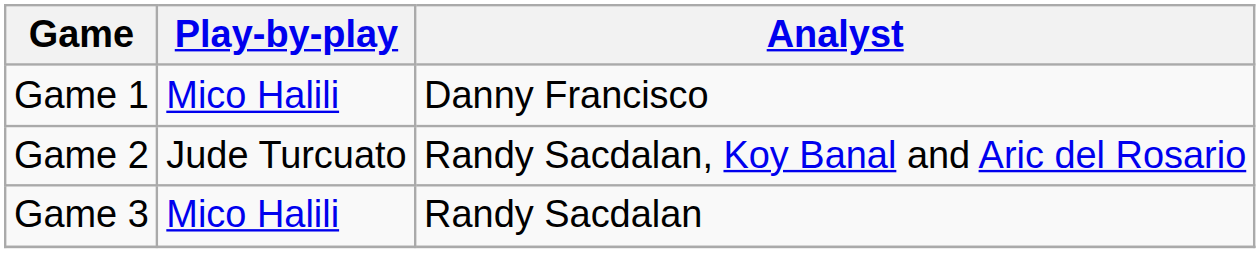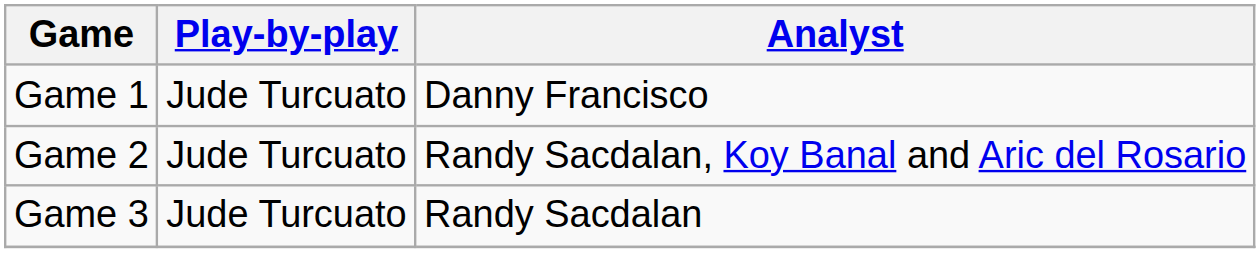(253, 94) Mico Halili -> (286, 94) Jude Turcuato
(253, 214) Mico Halili -> (286, 214) Jude Turcuato
